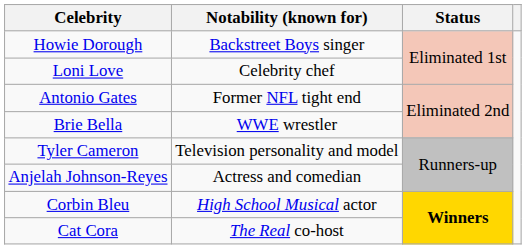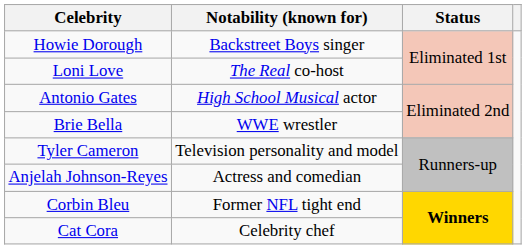(287, 71) Celebrity chef -> (287, 71) The Real co-host
(287, 97) Former NFL tight end -> (287, 97) High School Musical actor
(287, 204) High School Musical actor -> (287, 204) Former NFL tight end
(287, 230) The Real co-host -> (287, 230) Celebrity chef
